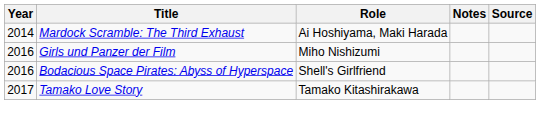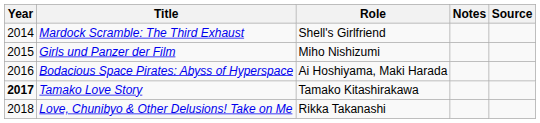(373, 33) Ai Hoshiyama, Maki Harada -> (342, 33) Shell's Girlfriend
(20, 52) 2016 -> (20, 52) 2015
(342, 71) Shell's Girlfriend -> (373, 71) Ai Hoshiyama, Maki Harada
(20, 90) normal -> (20, 90) bold
+ row: (166, 109)
